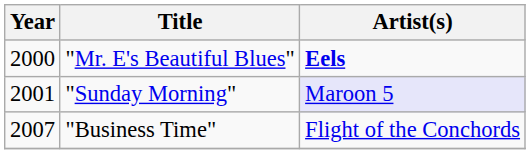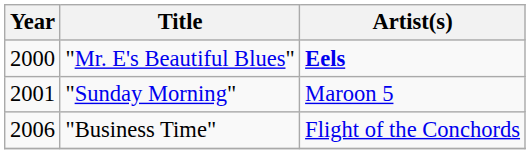(349, 93) lavender background -> (349, 93) no background
(32, 129) 2007 -> (32, 129) 2006
